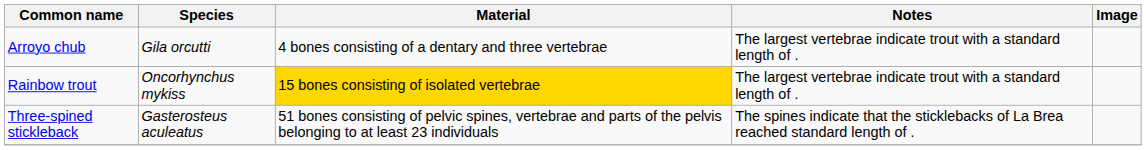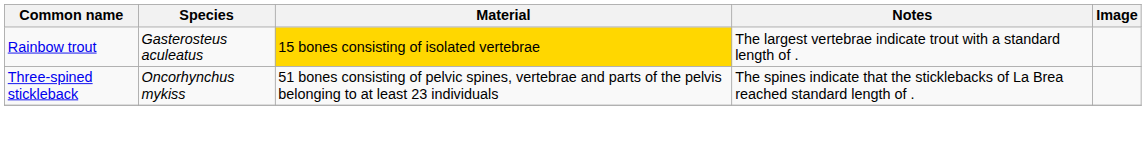- row: (47, 46)
(188, 85) Oncorhynchus mykiss -> (184, 46) Gasterosteus aculeatus
(184, 124) Gasterosteus aculeatus -> (188, 85) Oncorhynchus mykiss
